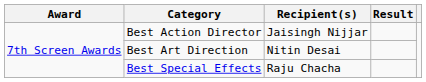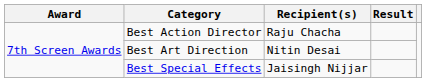(317, 32) Jaisingh Nijjar -> (304, 32) Raju Chacha
(304, 68) Raju Chacha -> (317, 68) Jaisingh Nijjar
